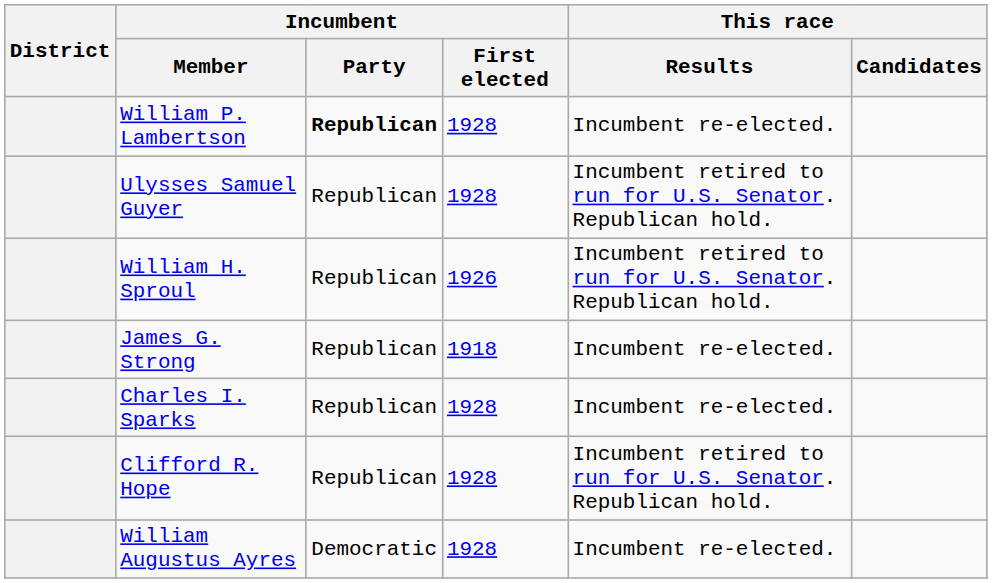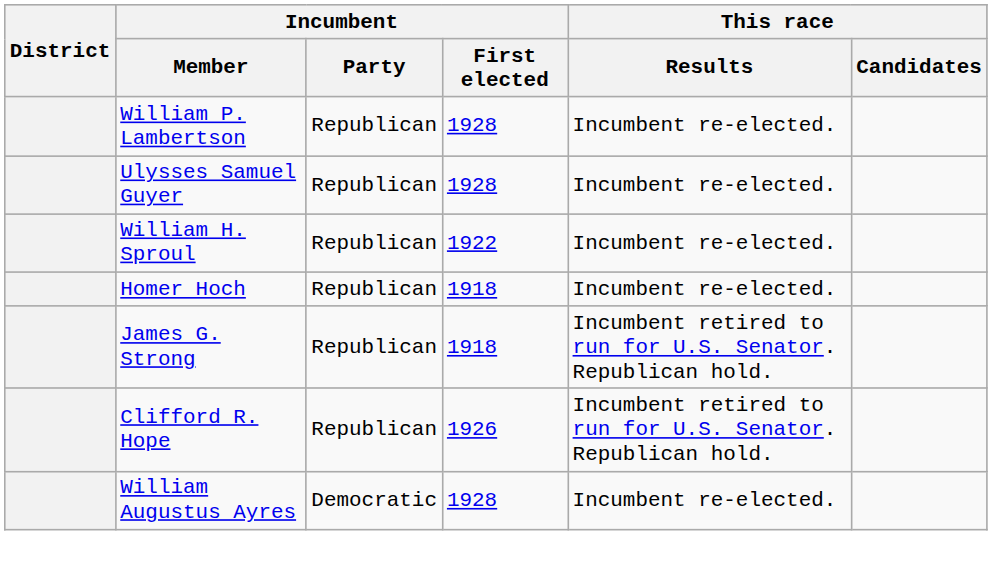(374, 126) bold -> (374, 126) normal
(704, 197) Incumbent retired to run for U.S. Senator. Republican hold. -> (704, 185) Incumbent re-elected.
(472, 279) 1926 -> (472, 243) 1922
(704, 279) Incumbent retired to run for U.S. Senator. Republican hold. -> (704, 243) Incumbent re-elected.
+ row: (183, 289)
(704, 349) Incumbent re-elected. -> (704, 347) Incumbent retired to run for U.S. Senator. Republican hold.
- row: (183, 408)
(472, 478) 1928 -> (472, 430) 1926
